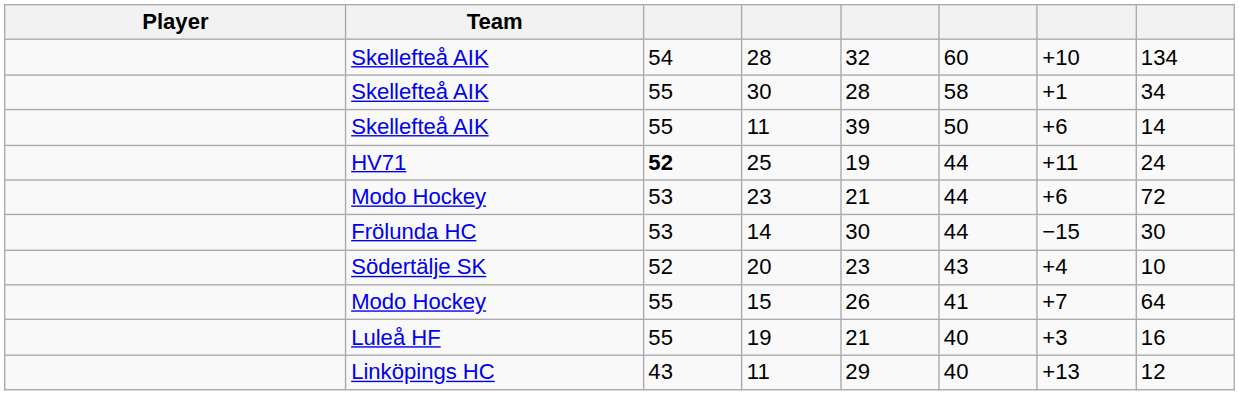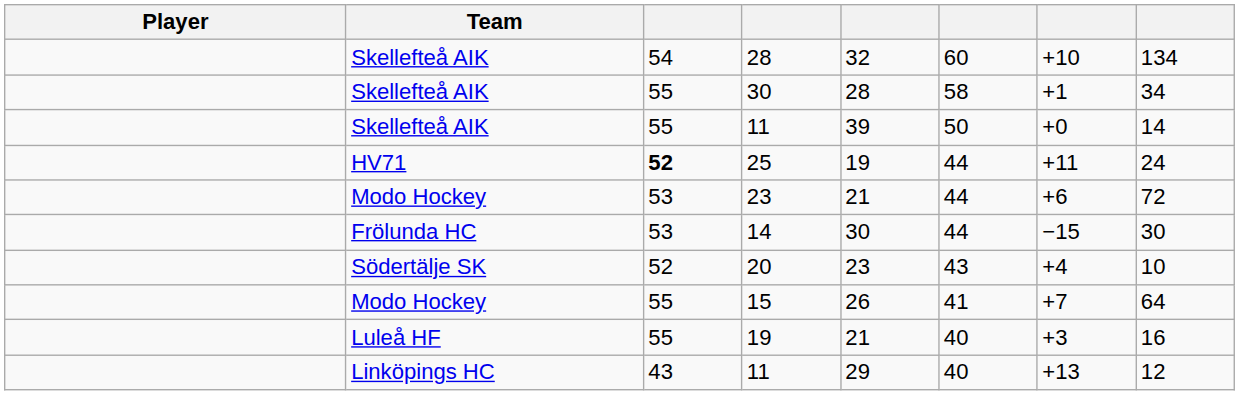(1055, 127) +6 -> (1055, 127) +0
